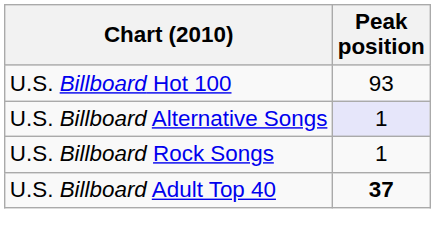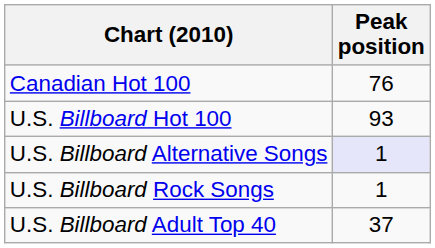+ row: (100, 82)
(381, 189) bold -> (381, 225) normal
